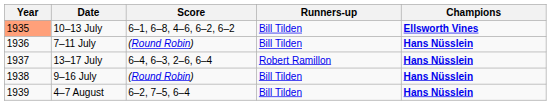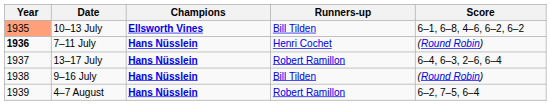columns swapped: (474, 13) <-> (191, 13)
(18, 45) normal -> (18, 45) bold
(280, 45) Bill Tilden -> (302, 45) Henri Cochet
(280, 92) Bill Tilden -> (309, 92) Robert Ramillon
